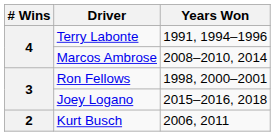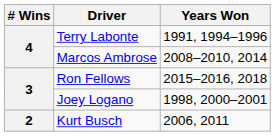(215, 79) 1998, 2000–2001 -> (215, 79) 2015–2016, 2018
(215, 100) 2015–2016, 2018 -> (215, 100) 1998, 2000–2001
